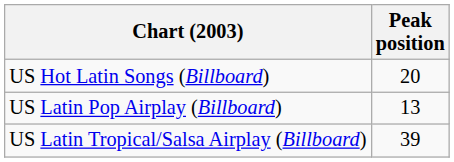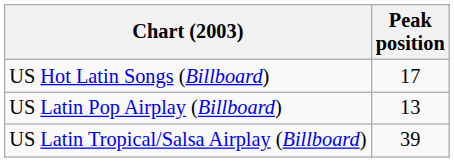(410, 75) 20 -> (410, 75) 17
